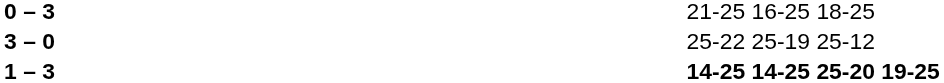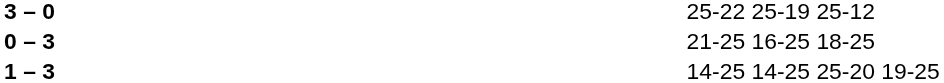rows swapped: (30, 41) <-> (30, 11)
(813, 71) bold -> (813, 71) normal
